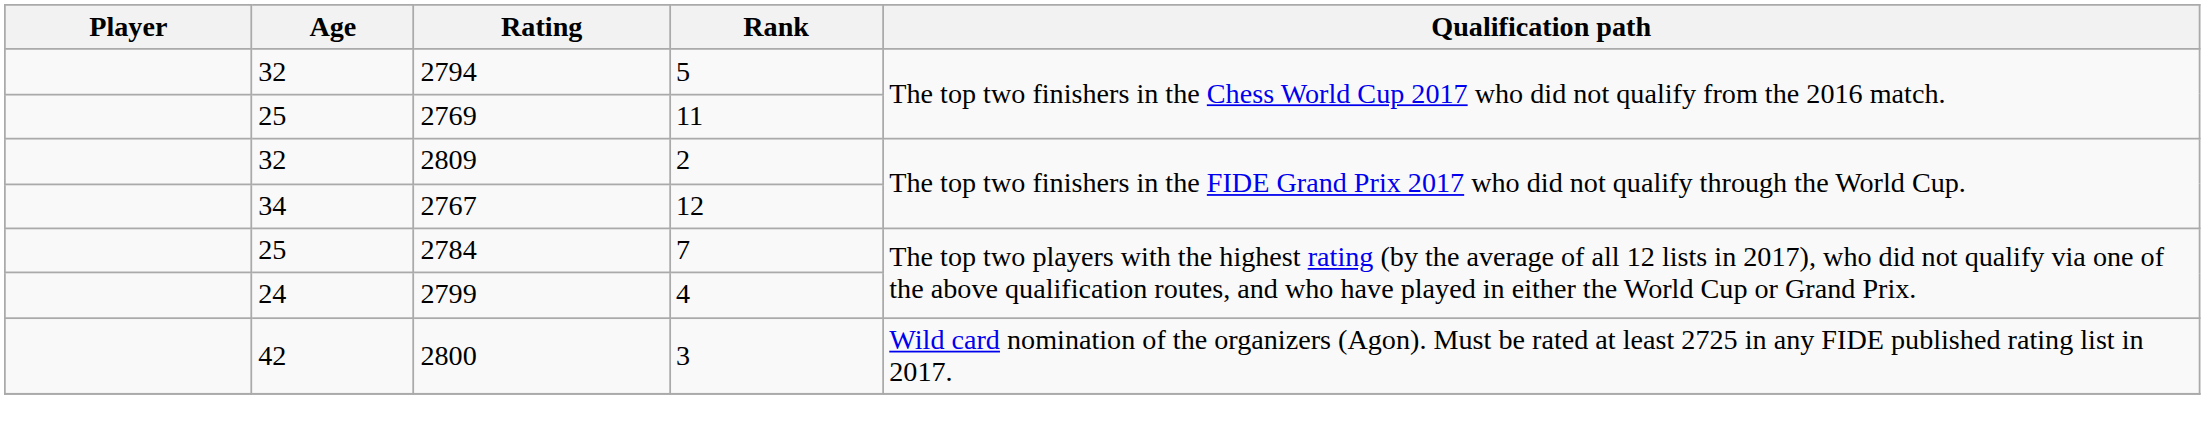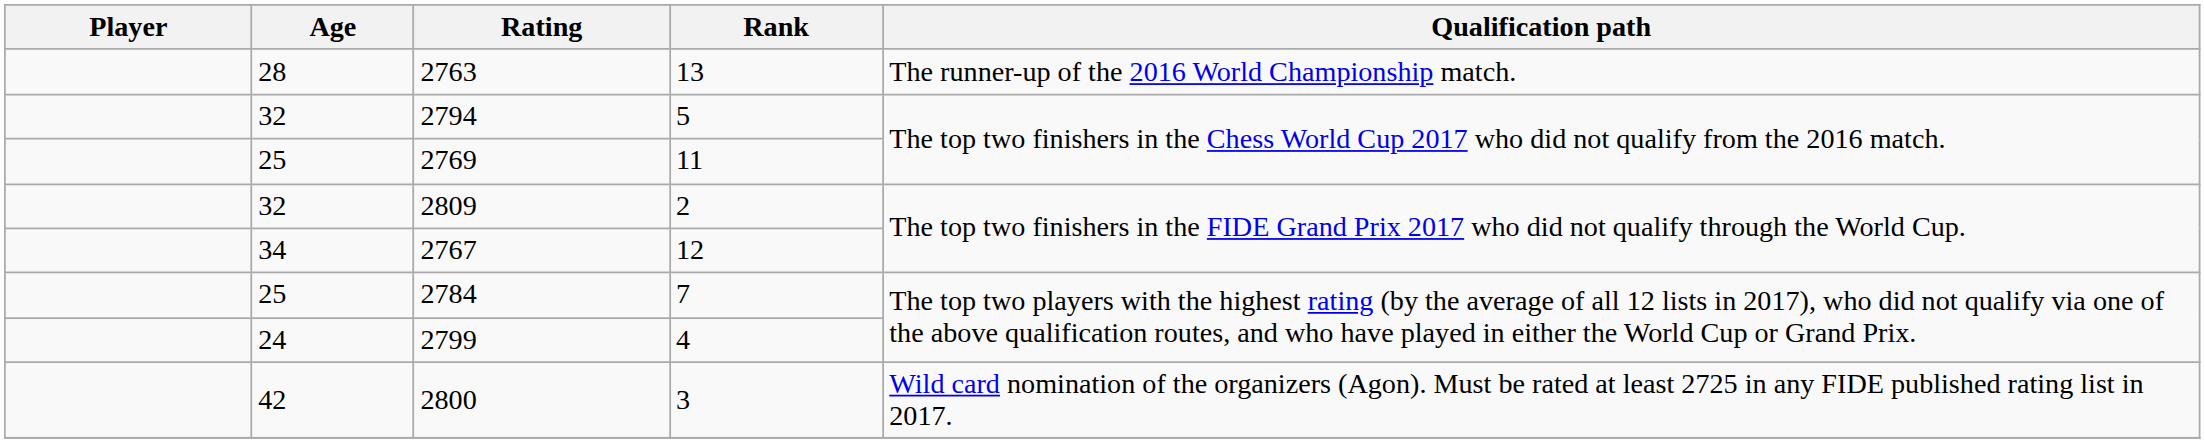+ row: (449, 71)
